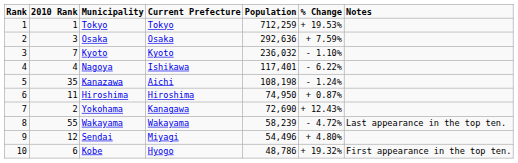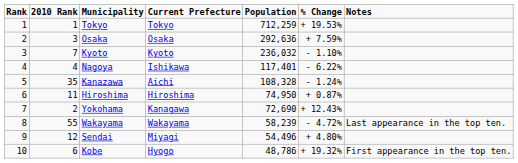(278, 81) 108,198 -> (278, 81) 108,328
